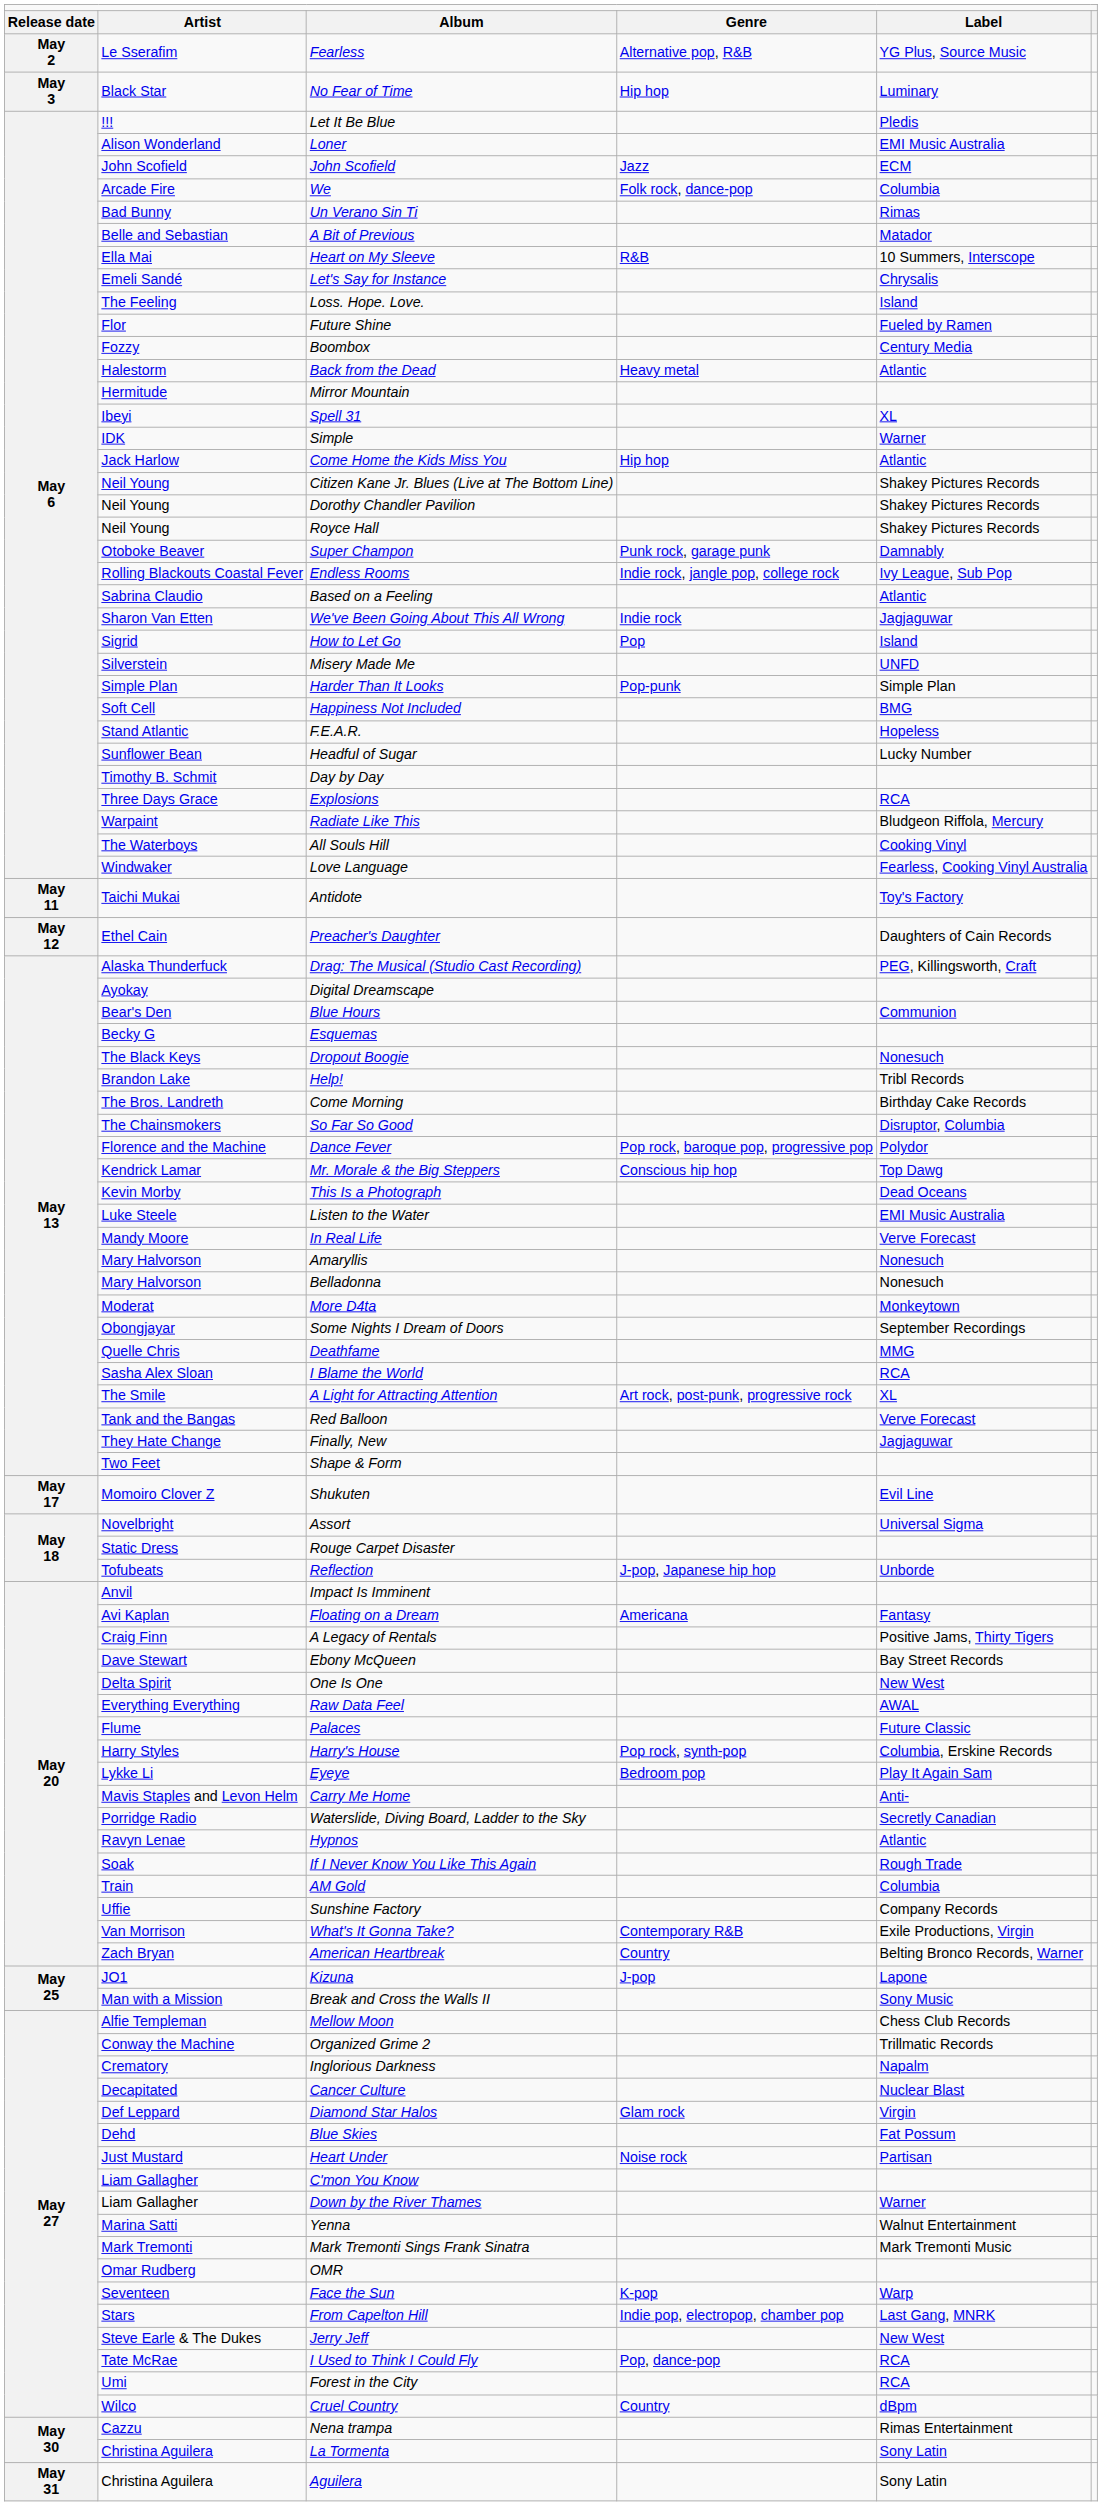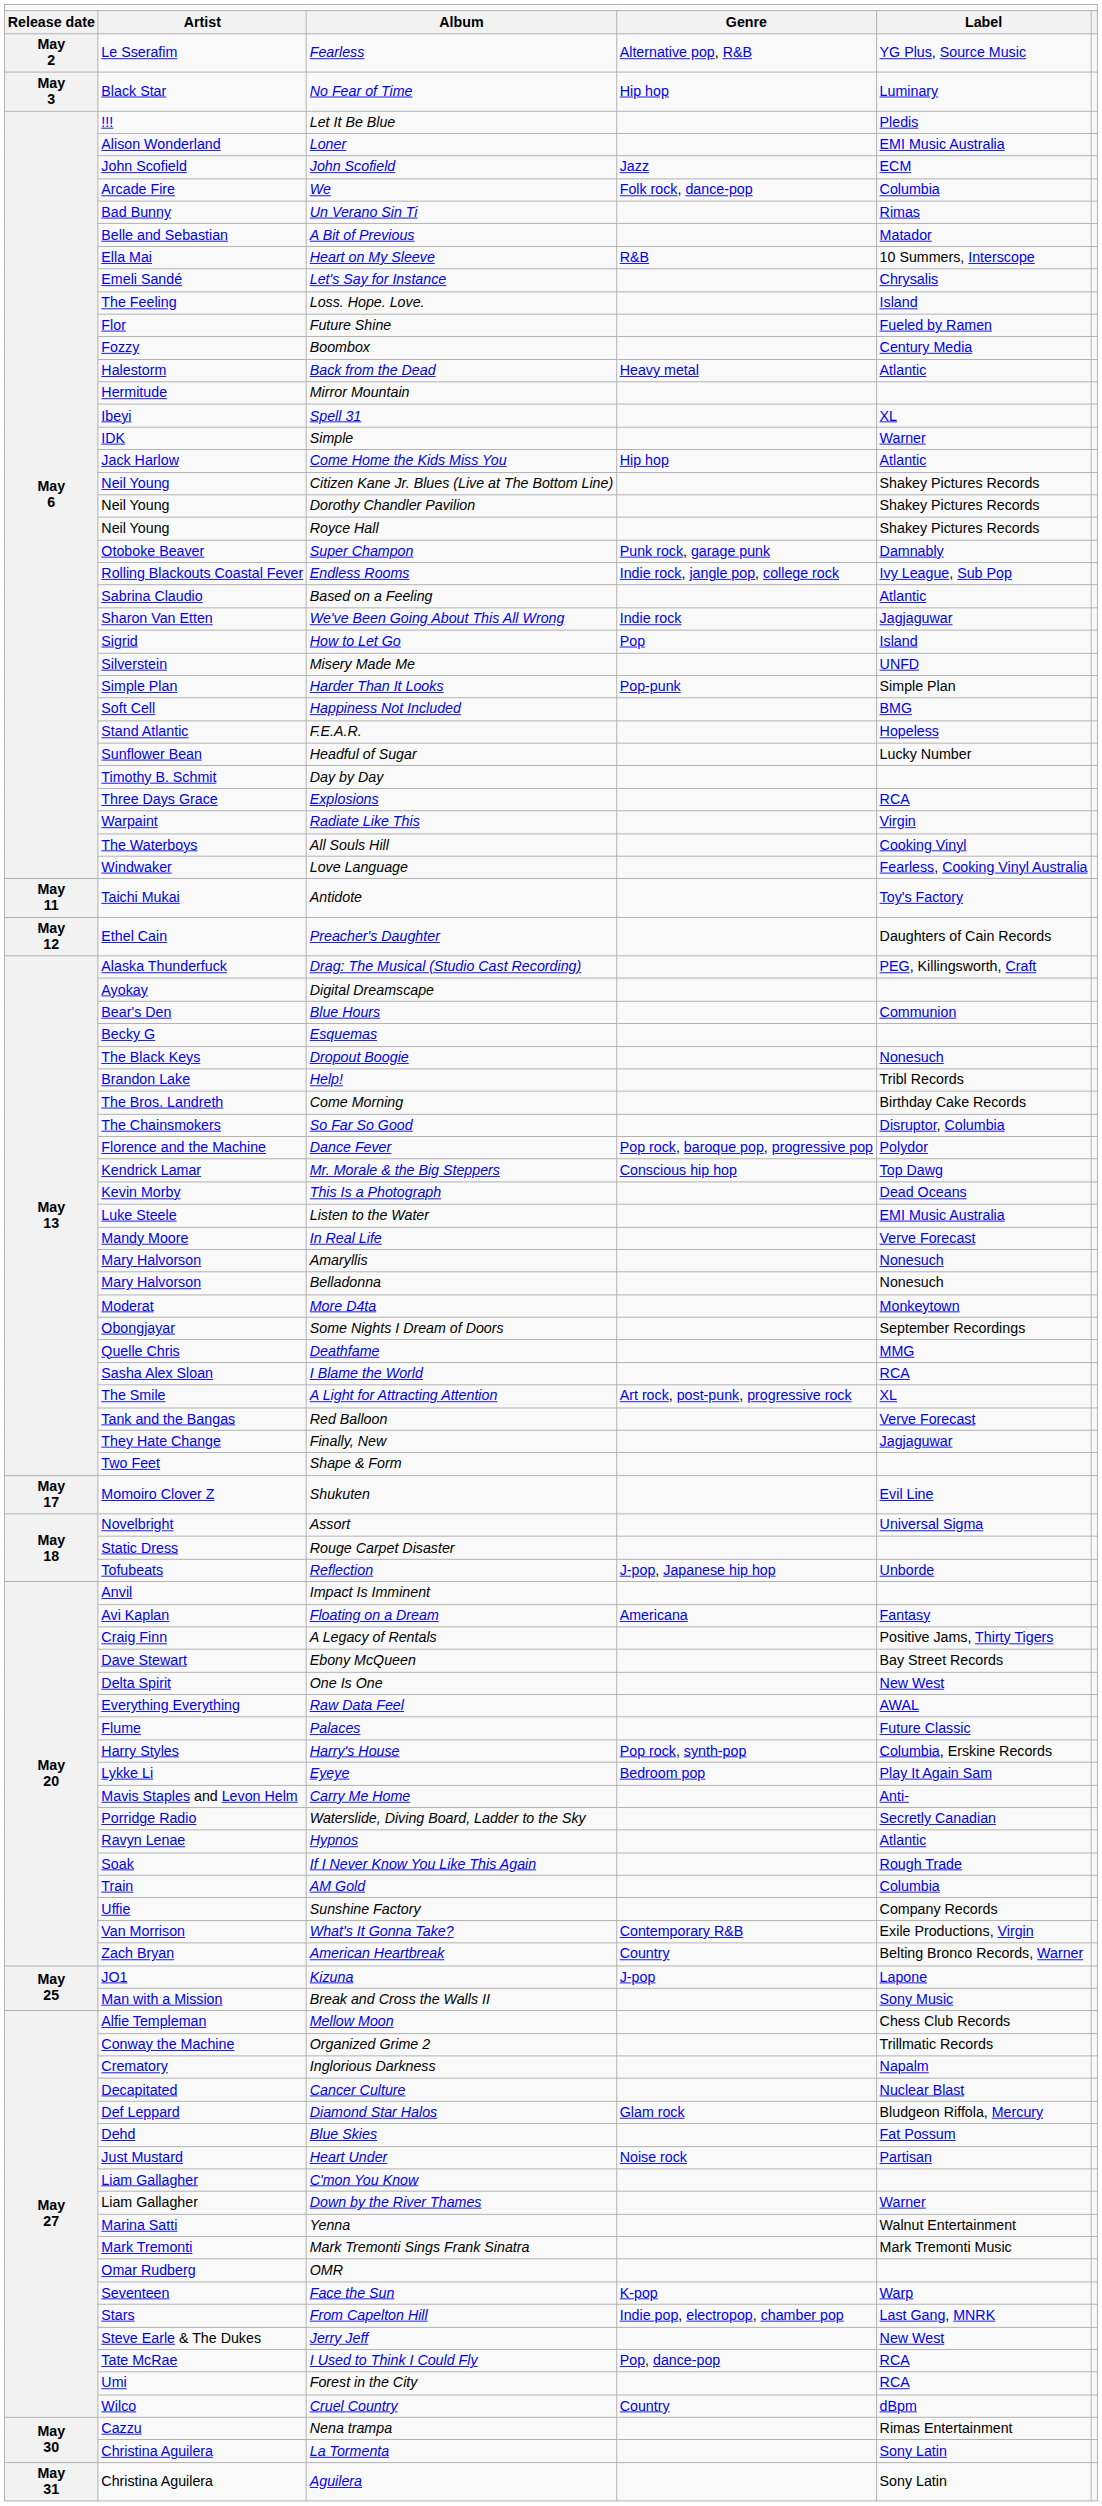(961, 822) Bludgeon Riffola, Mercury -> (898, 822) Virgin
(898, 2112) Virgin -> (961, 2112) Bludgeon Riffola, Mercury
